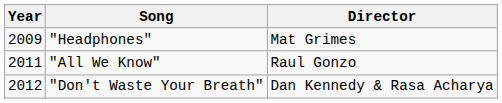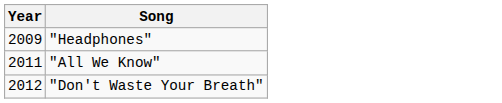- column: (382, 16)
